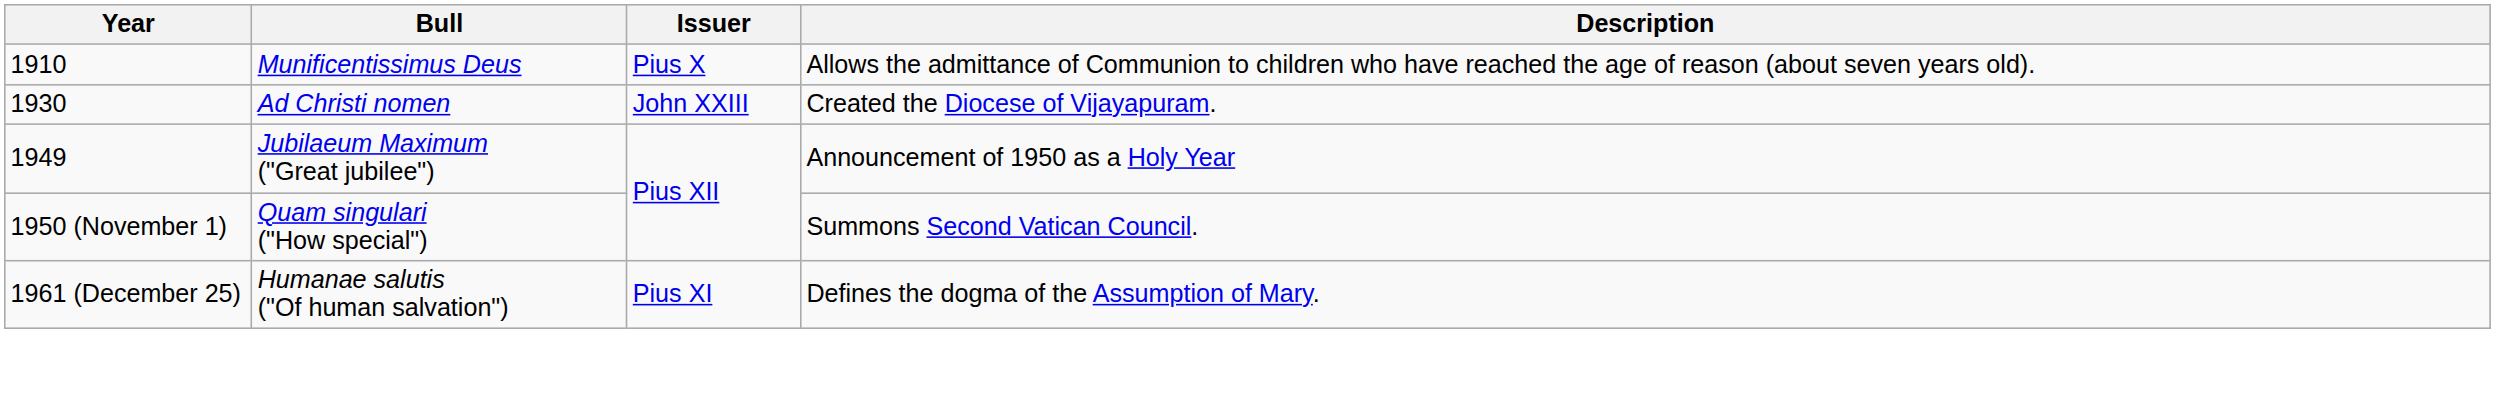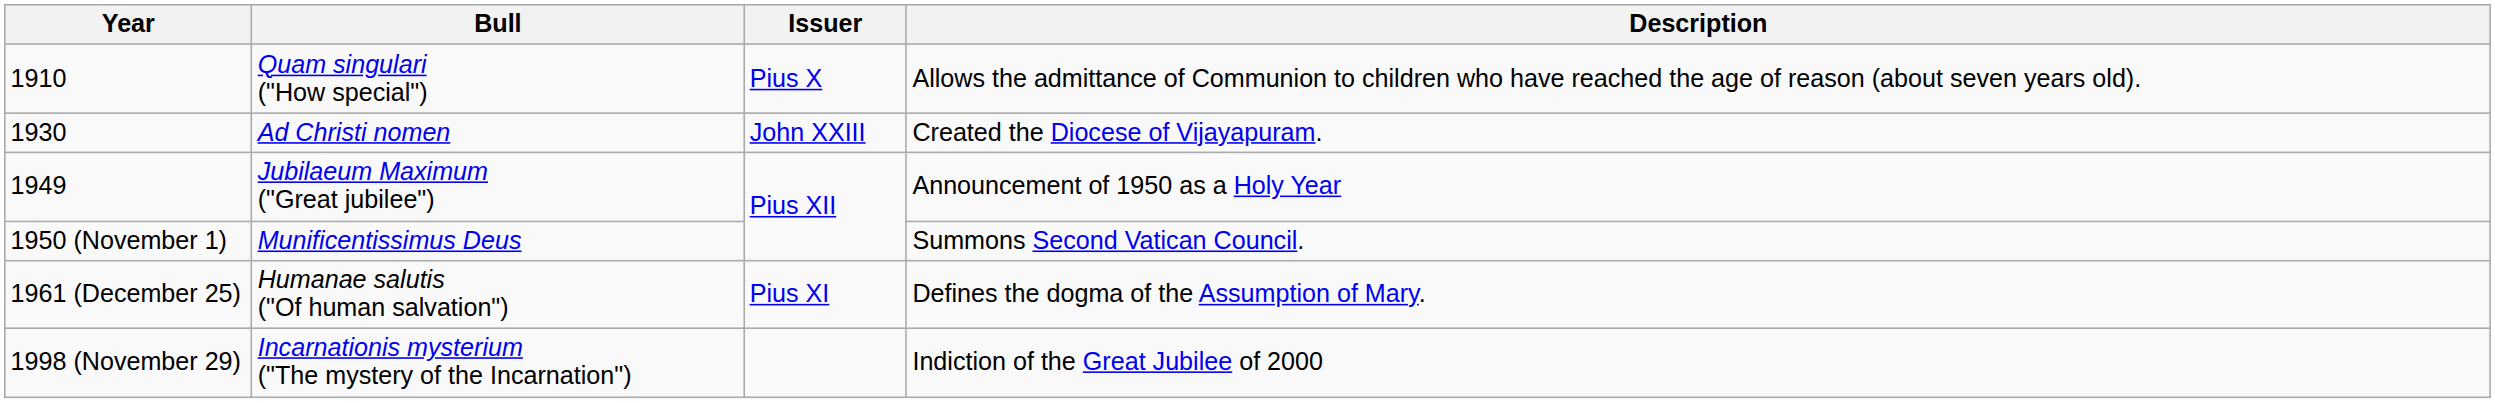(390, 64) Munificentissimus Deus -> (343, 78) Quam singulari ("How special")
(343, 226) Quam singulari ("How special") -> (390, 240) Munificentissimus Deus
+ row: (126, 362)
